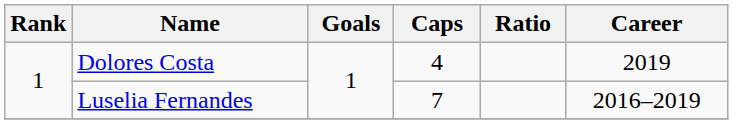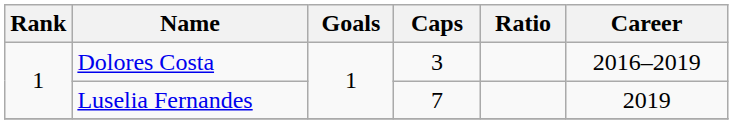(437, 61) 4 -> (437, 61) 3
(647, 61) 2019 -> (647, 61) 2016–2019
(647, 99) 2016–2019 -> (647, 99) 2019
